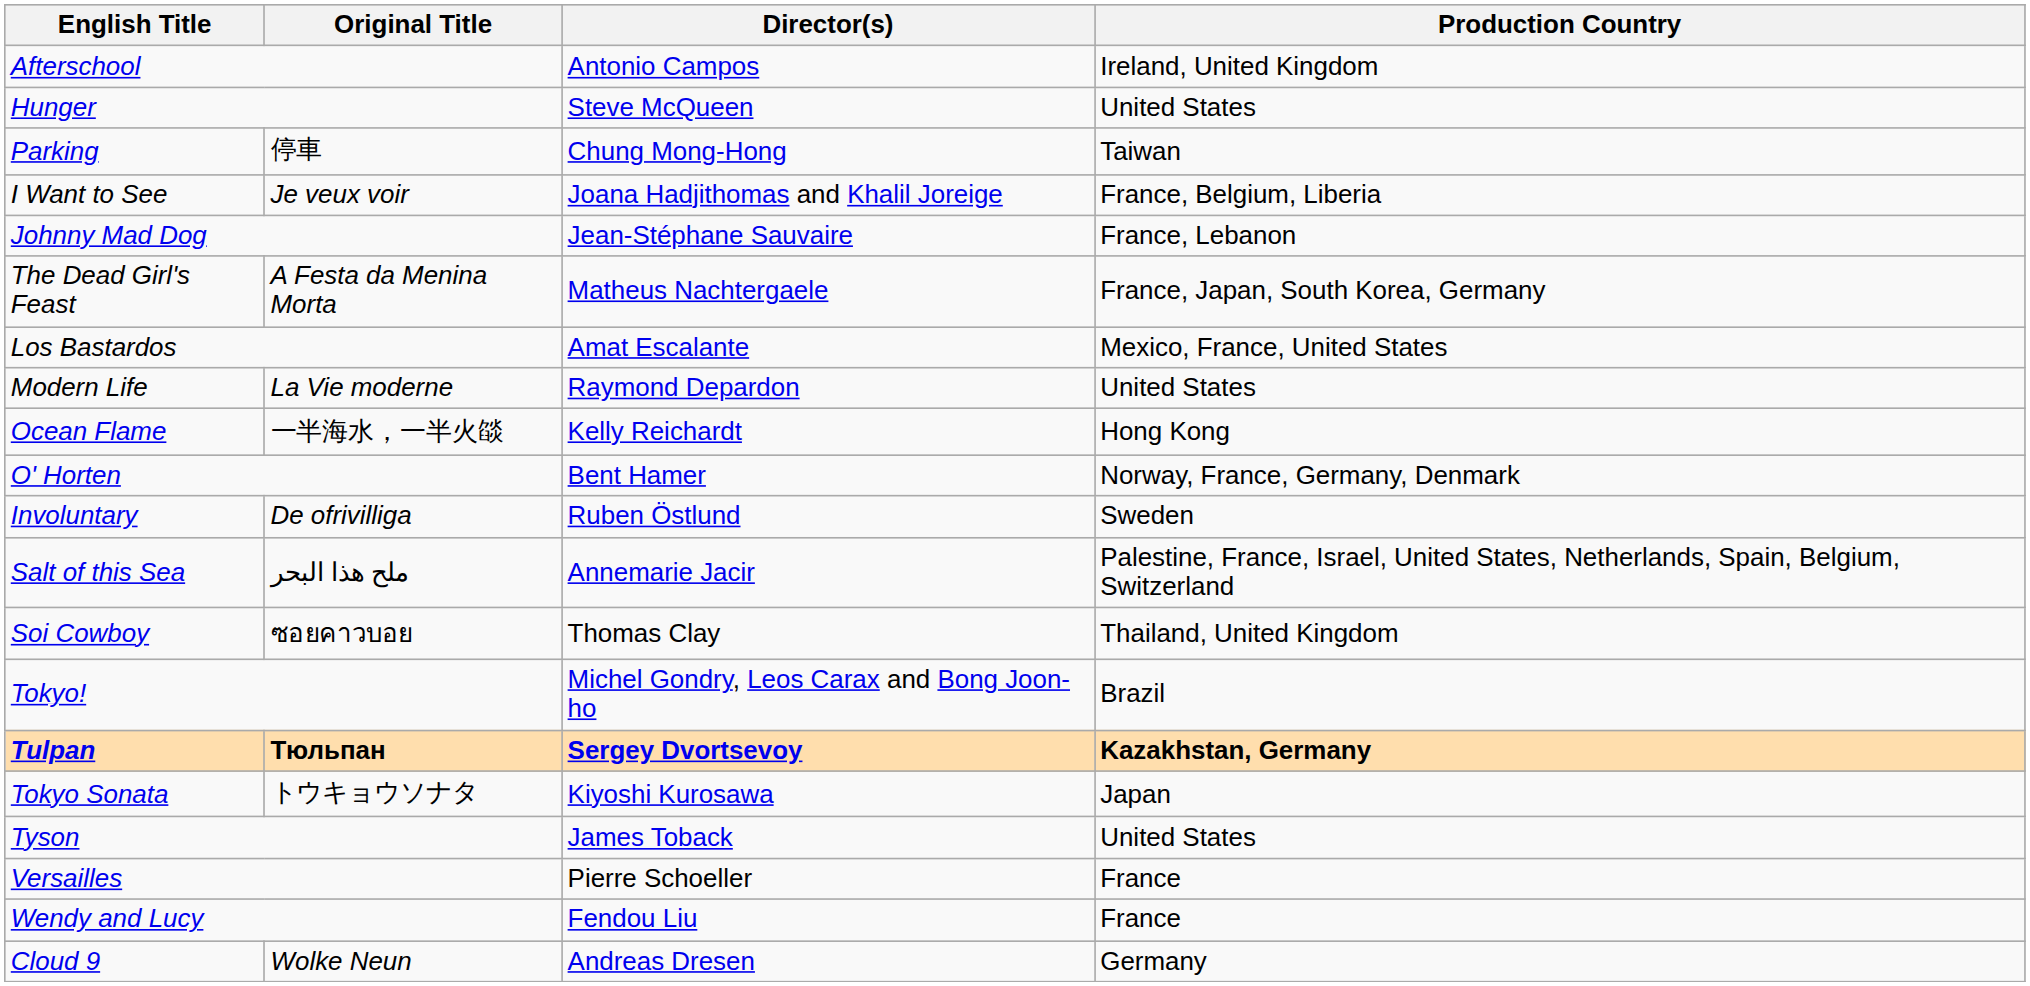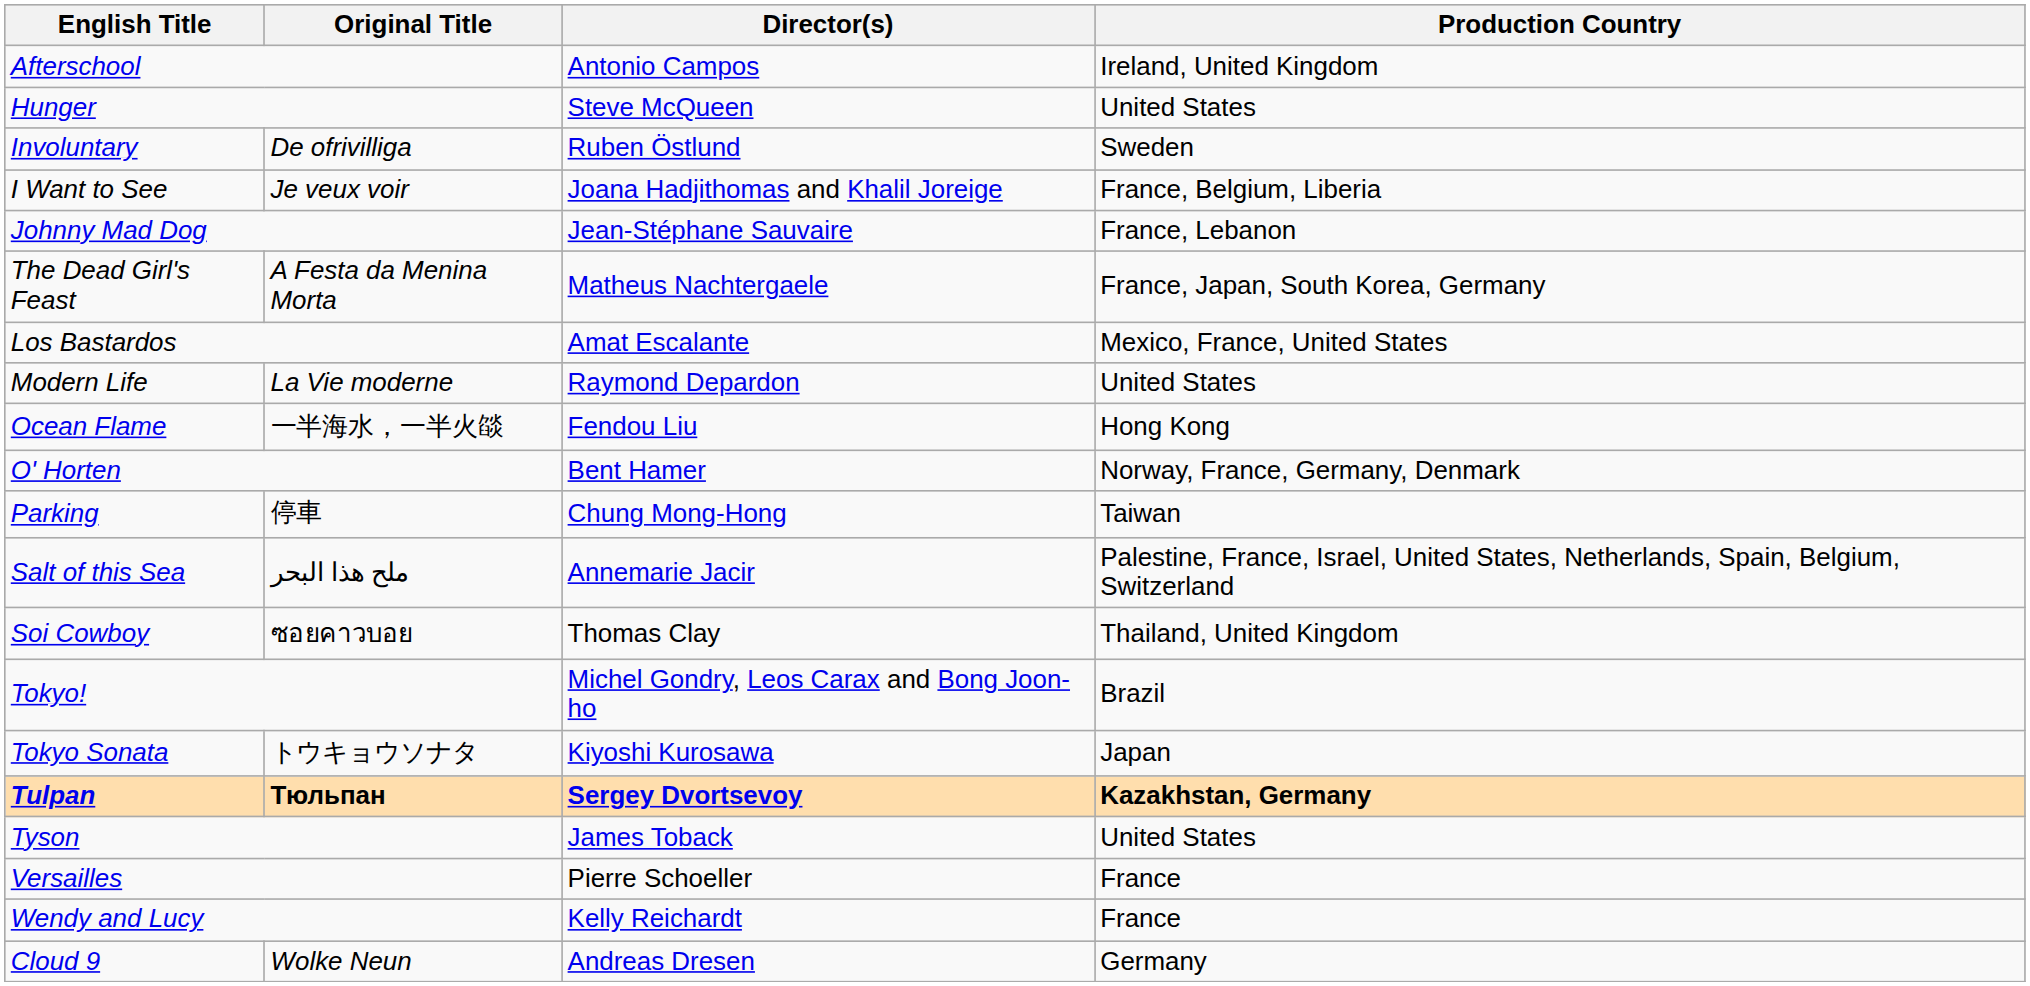rows swapped: (74, 516) <-> (55, 150)
(655, 431) Kelly Reichardt -> (632, 426) Fendou Liu
rows swapped: (90, 793) <-> (53, 750)
(632, 919) Fendou Liu -> (655, 919) Kelly Reichardt
